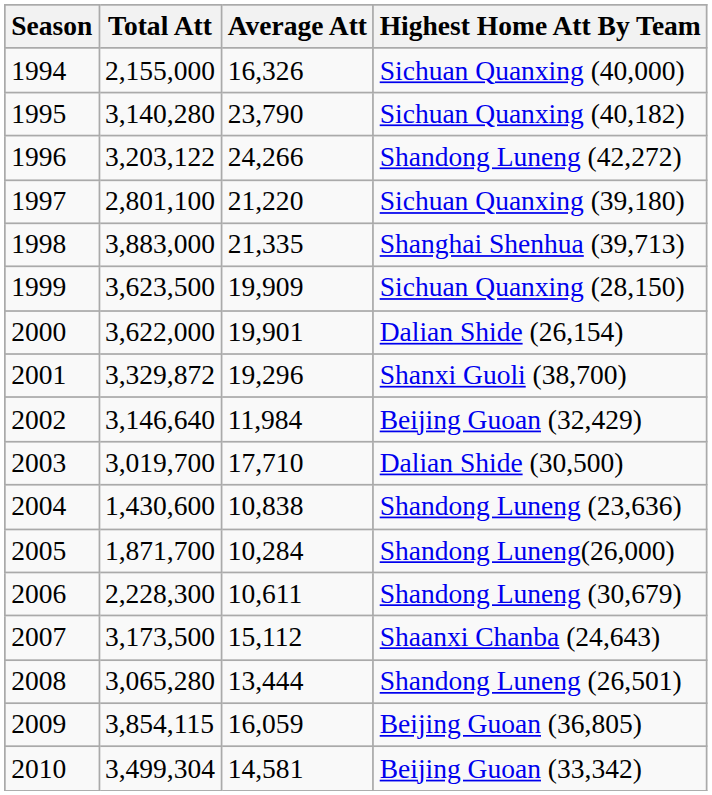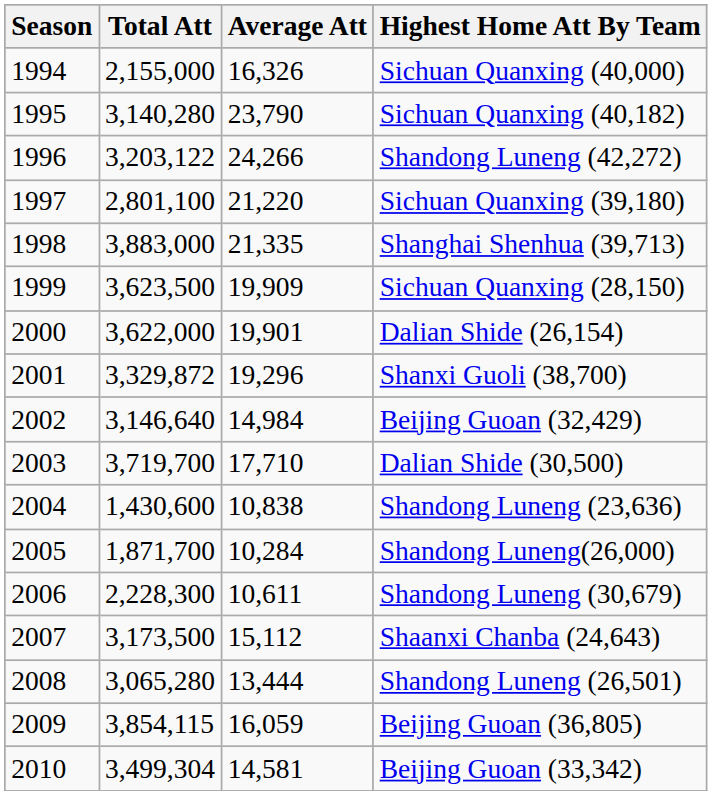(265, 419) 11,984 -> (266, 419) 14,984
(160, 462) 3,019,700 -> (160, 462) 3,719,700
